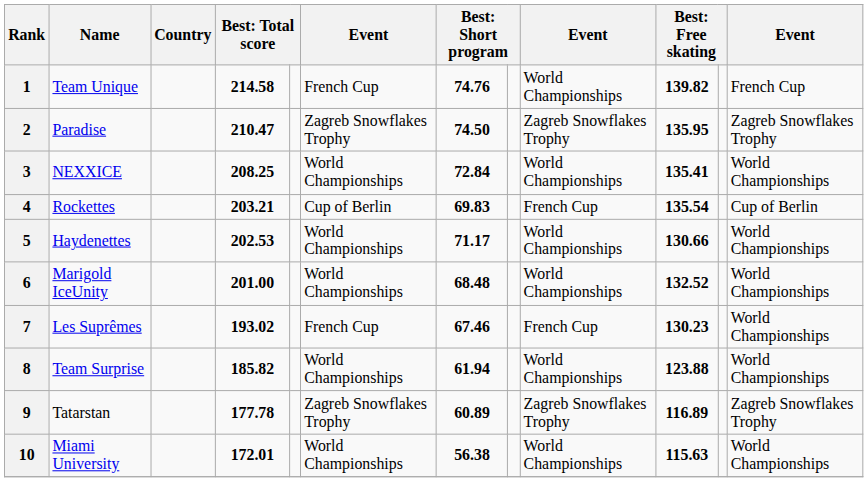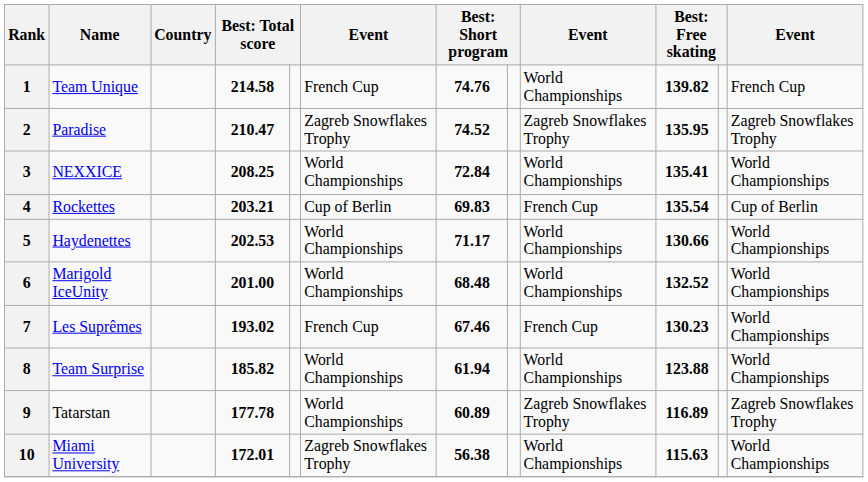(472, 129) 74.50 -> (472, 129) 74.52
(366, 412) Zagreb Snowflakes Trophy -> (354, 412) World Championships
(354, 455) World Championships -> (366, 455) Zagreb Snowflakes Trophy
